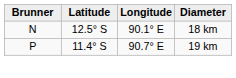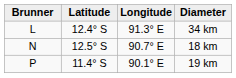+ row: (203, 30)
(146, 30) 90.1° E -> (146, 47) 90.7° E
(146, 47) 90.7° E -> (146, 64) 90.1° E
